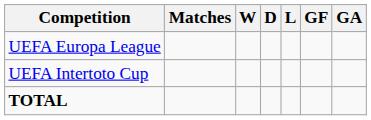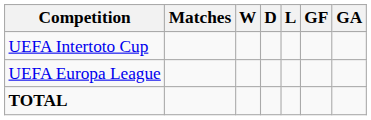rows swapped: (85, 45) <-> (78, 73)
